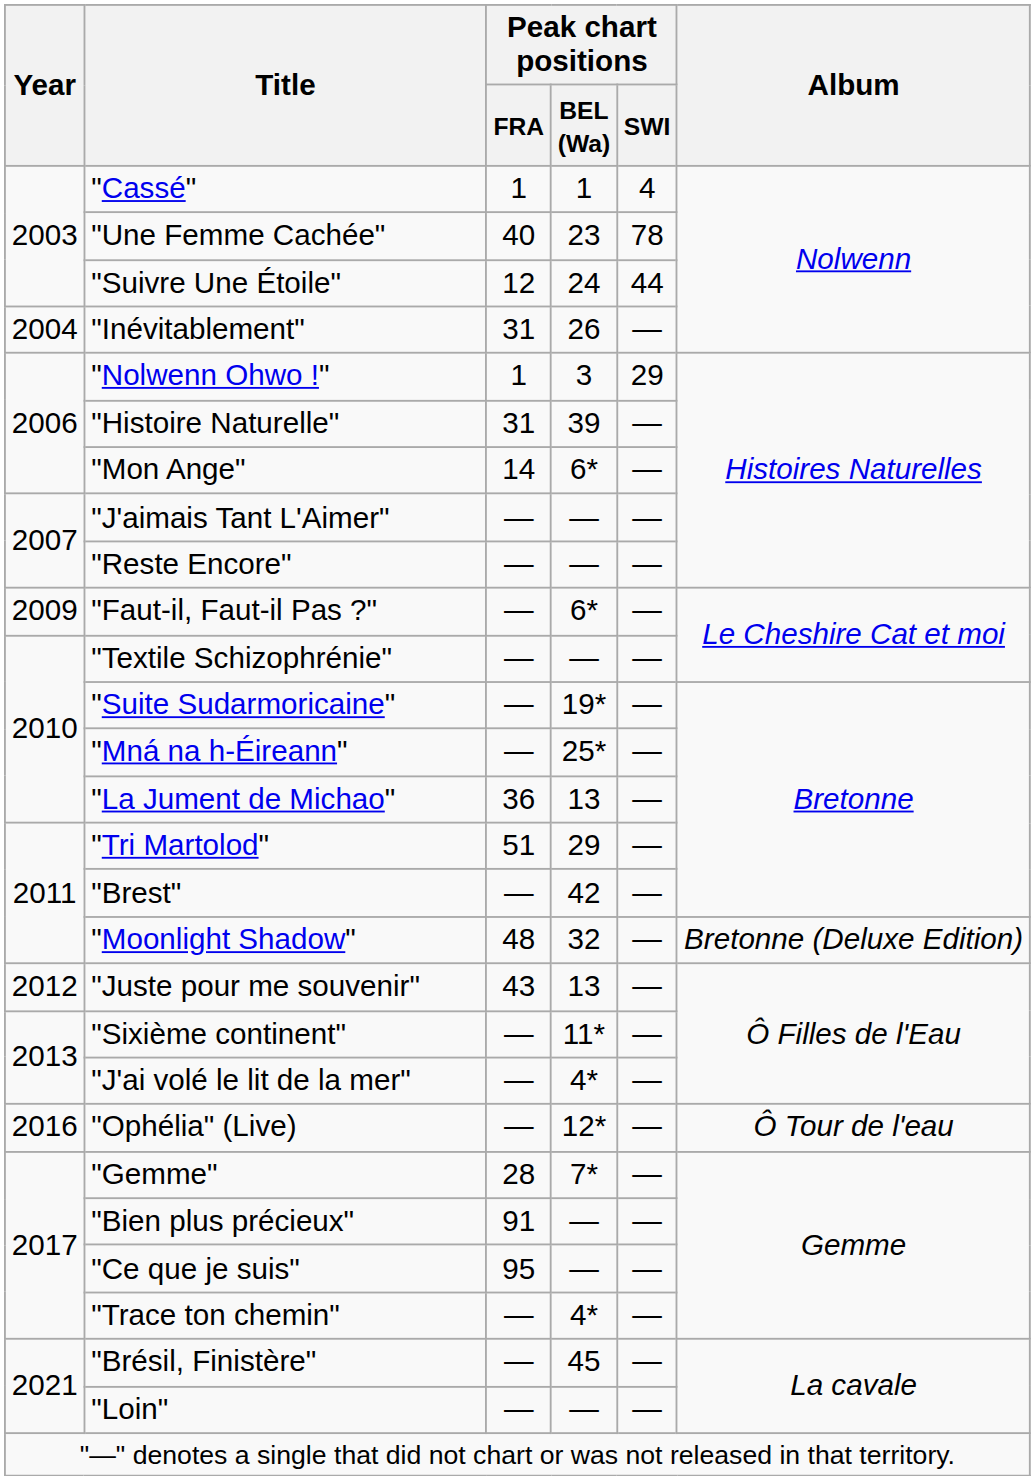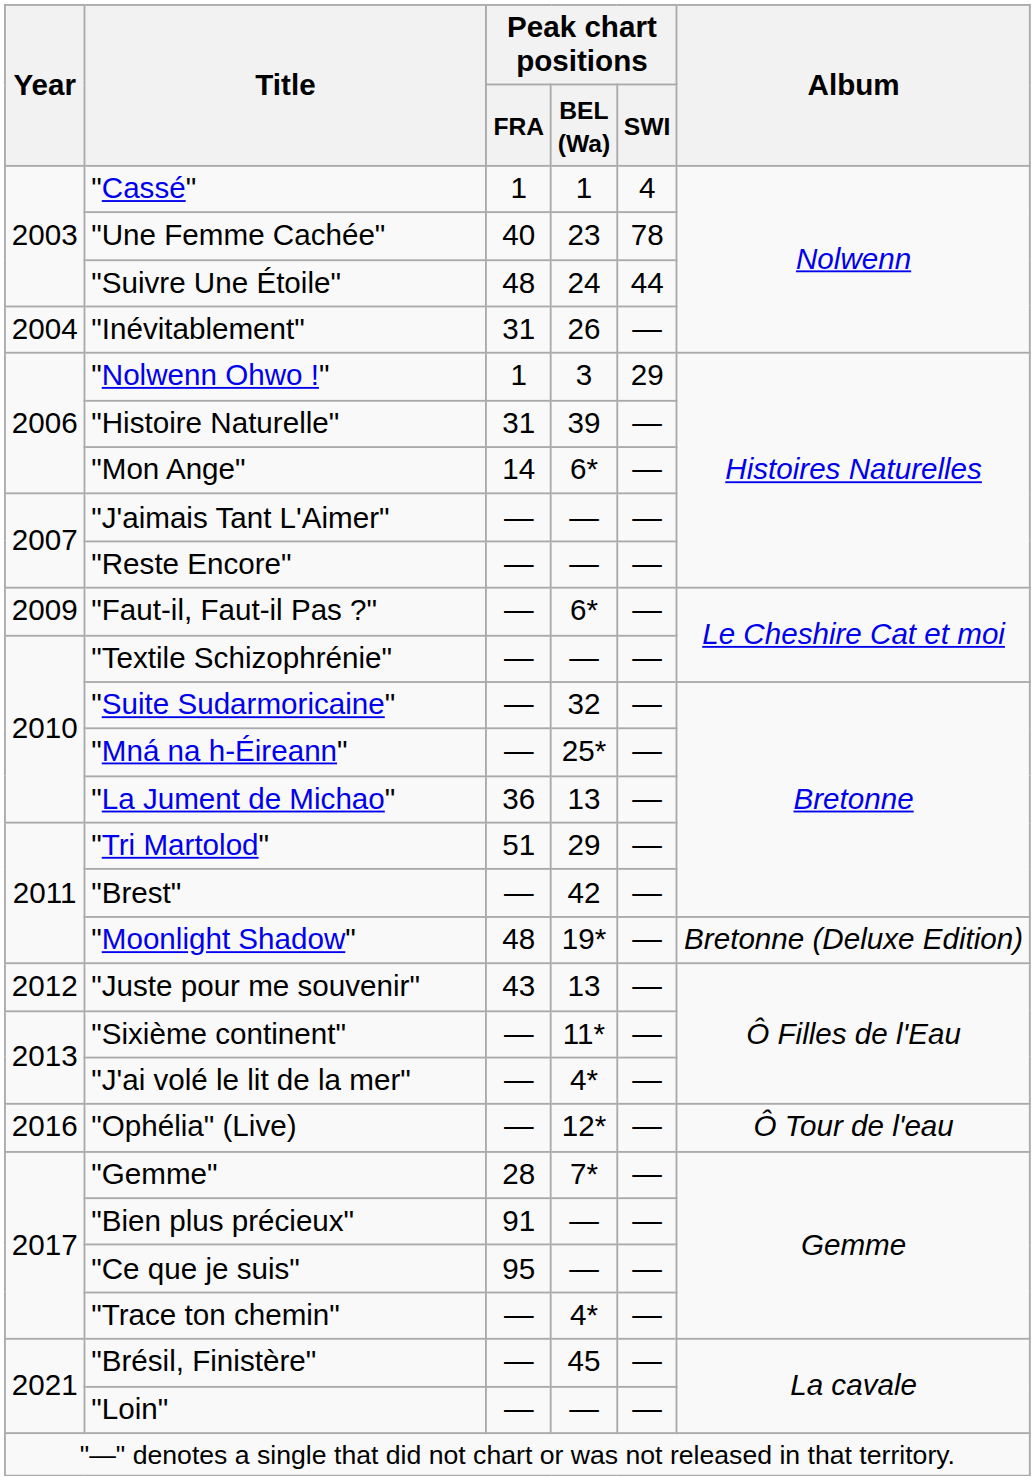(519, 282) 12 -> (519, 282) 48
(584, 704) 19* -> (584, 704) 32
(584, 939) 32 -> (584, 939) 19*
